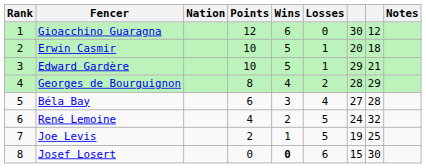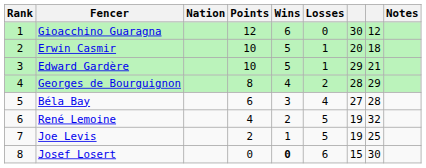(356, 119) 24 -> (356, 119) 19
